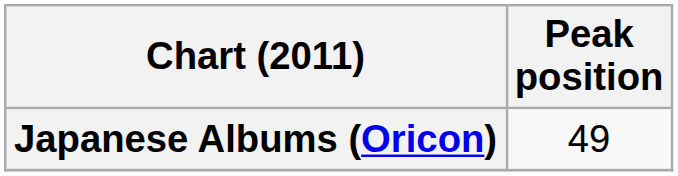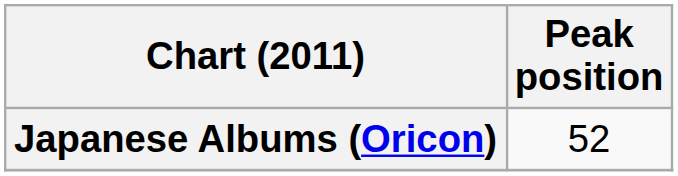(589, 138) 49 -> (589, 138) 52
